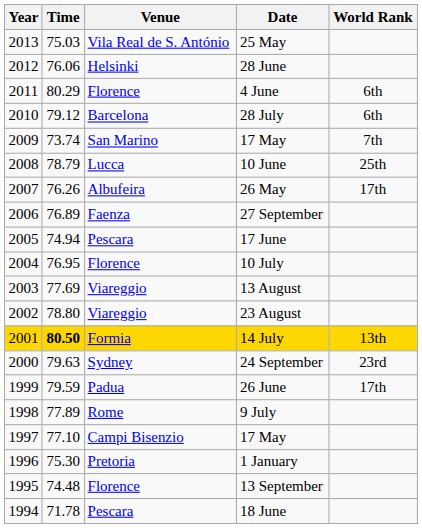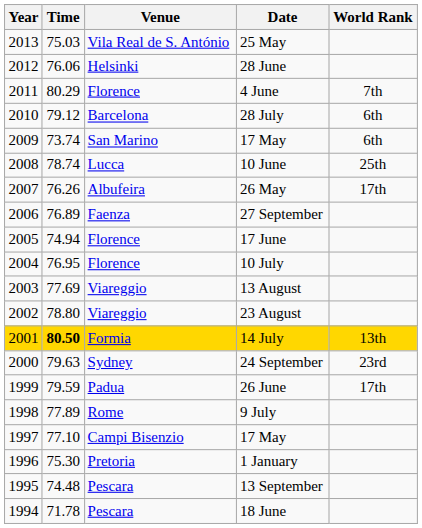(373, 91) 6th -> (373, 91) 7th
(373, 140) 7th -> (373, 140) 6th
(63, 165) 78.79 -> (63, 165) 78.74
(110, 239) Pescara -> (114, 239) Florence
(114, 486) Florence -> (110, 486) Pescara
